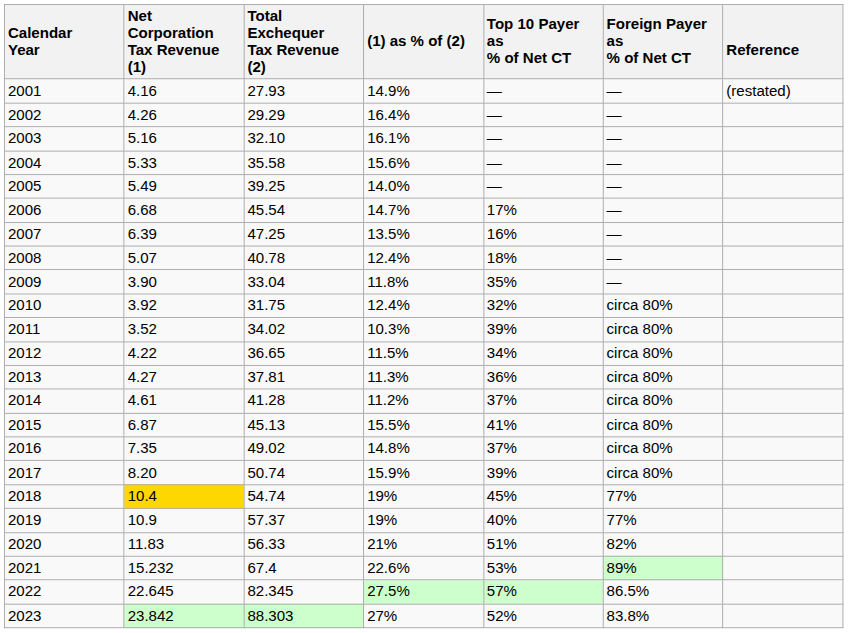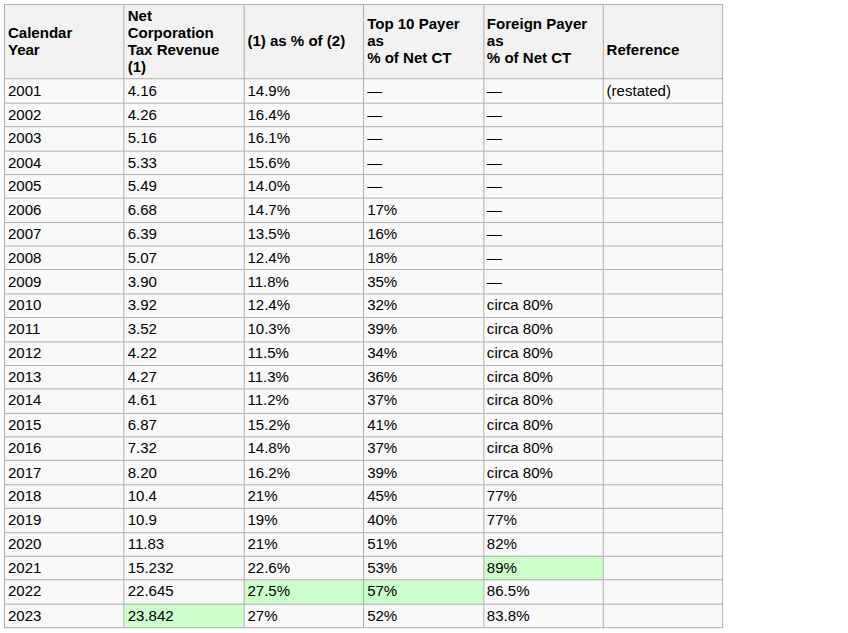- column: (293, 41)
(388, 424) 15.5% -> (269, 424) 15.2%
(142, 448) 7.35 -> (142, 448) 7.32
(388, 472) 15.9% -> (269, 472) 16.2%
(142, 496) gold background -> (142, 496) no background
(382, 496) 19% -> (262, 496) 21%
